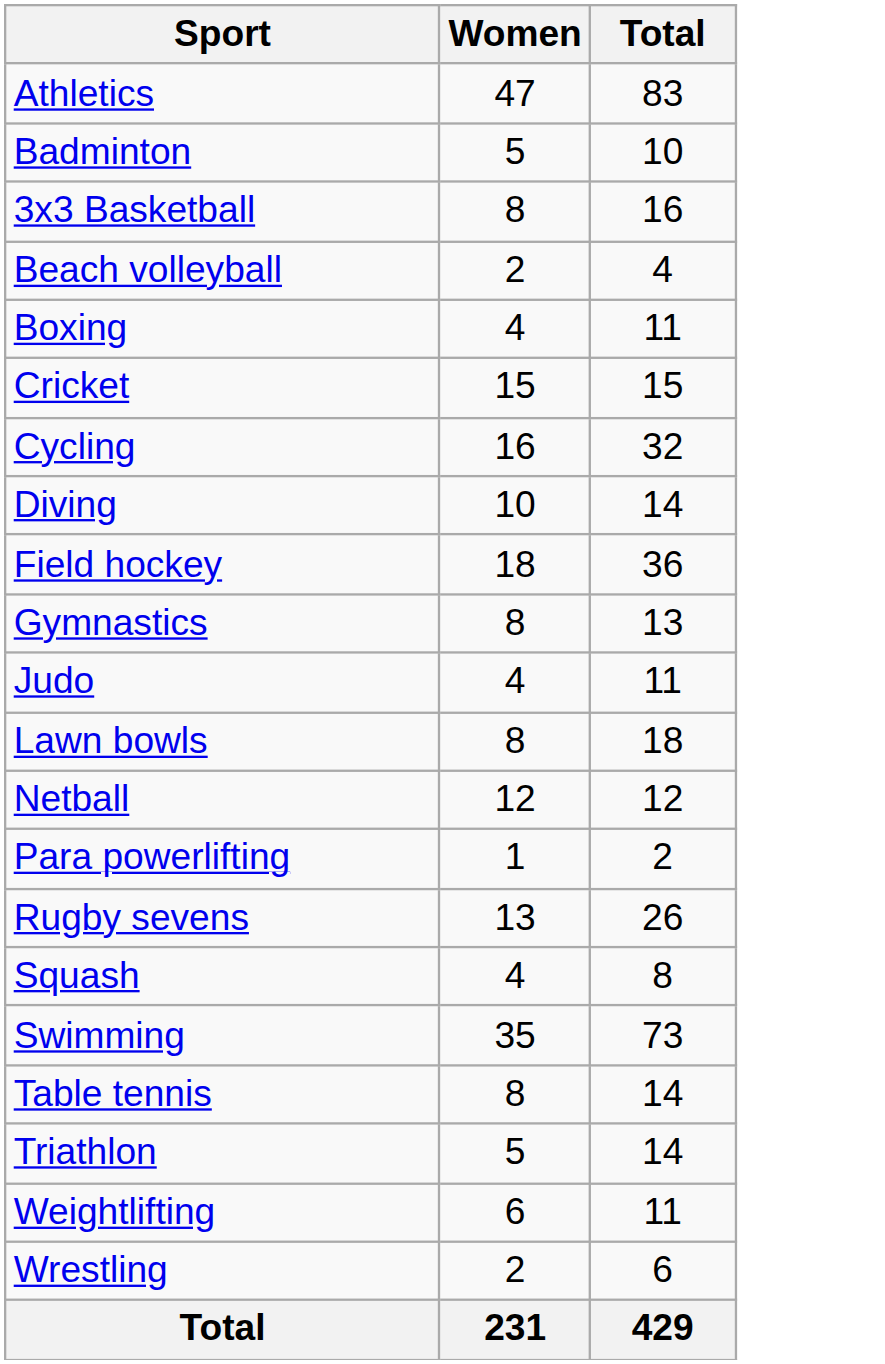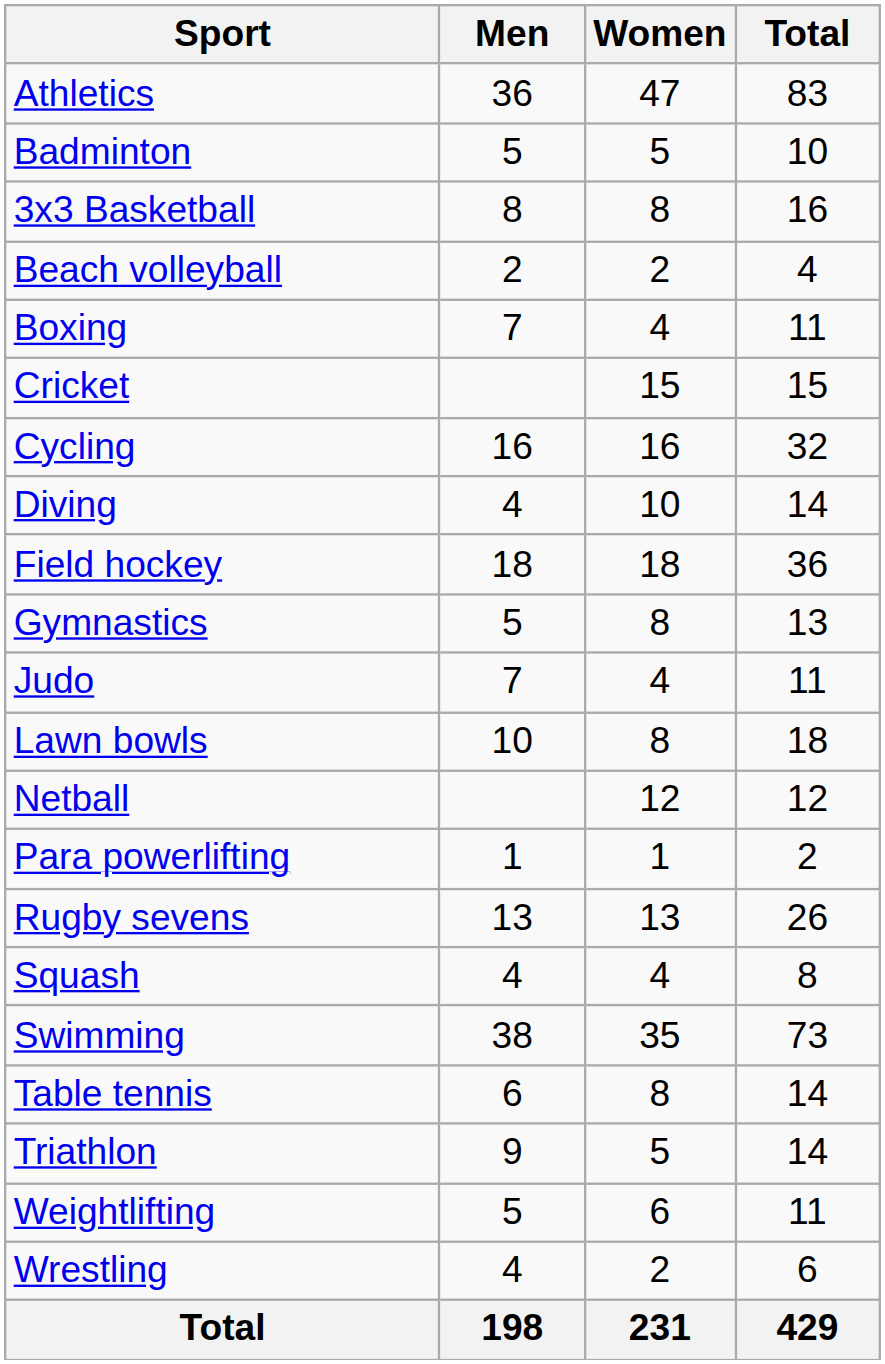+ column: (512, 33)
